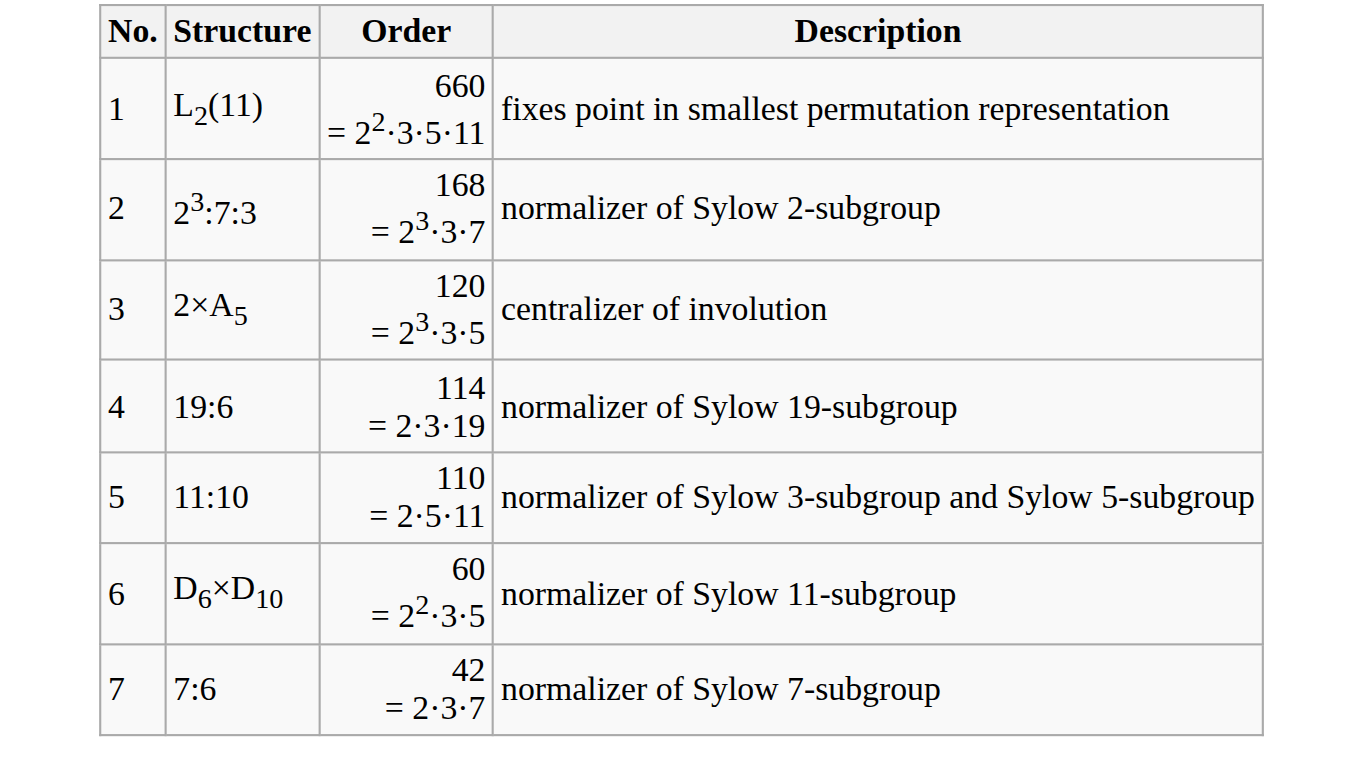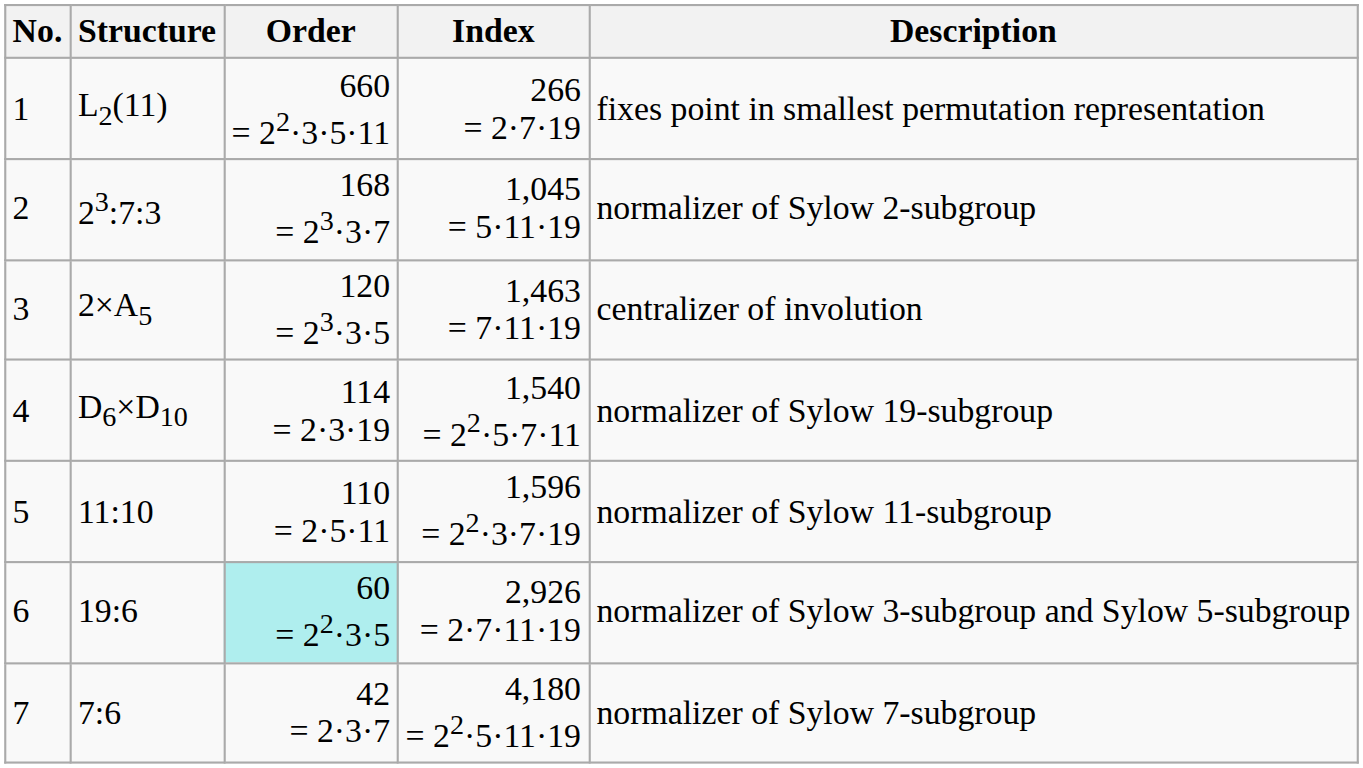+ column: (493, 31)
(203, 405) 19:6 -> (133, 410) D6×D10
(878, 497) normalizer of Sylow 3-subgroup and Sylow 5-subgroup -> (824, 510) normalizer of Sylow 11-subgroup
(228, 593) D6×D10 -> (108, 611) 19:6
(428, 593) no background -> (333, 611) paleturquoise background
(729, 593) normalizer of Sylow 11-subgroup -> (973, 611) normalizer of Sylow 3-subgroup and Sylow 5-subgroup
